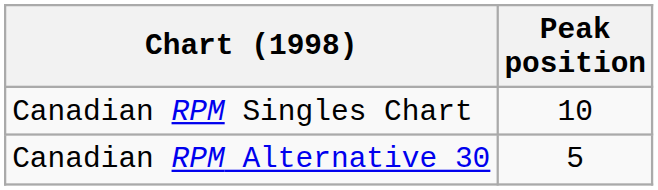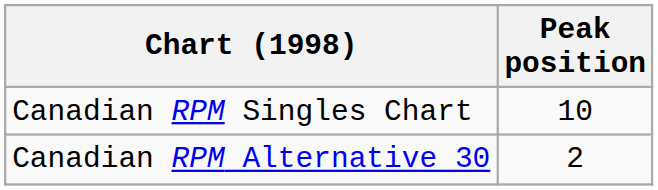(575, 159) 5 -> (575, 159) 2
